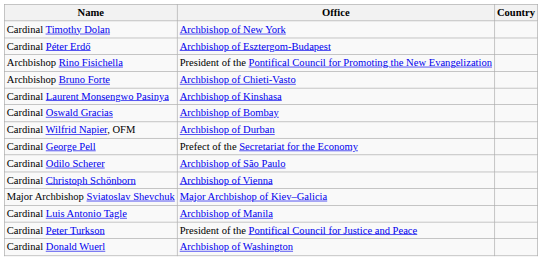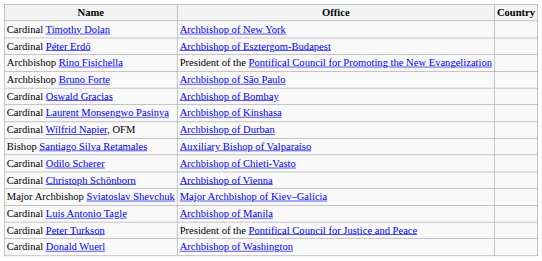(238, 79) Archbishop of Chieti-Vasto -> (233, 79) Archbishop of São Paulo
rows swapped: (60, 113) <-> (88, 96)
- row: (51, 146)
+ row: (77, 146)
(233, 163) Archbishop of São Paulo -> (238, 163) Archbishop of Chieti-Vasto
